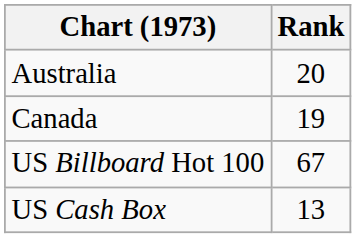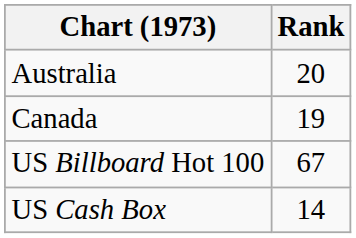(311, 208) 13 -> (311, 208) 14
